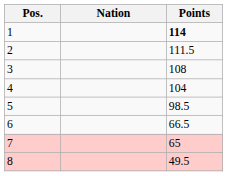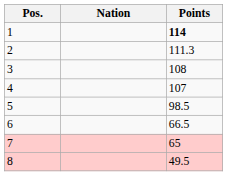(182, 50) 111.5 -> (182, 50) 111.3
(178, 87) 104 -> (178, 87) 107
